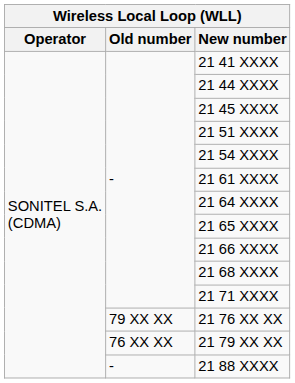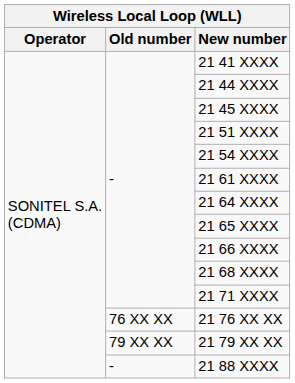(141, 319) 79 XX XX -> (141, 319) 76 XX XX
(141, 343) 76 XX XX -> (141, 343) 79 XX XX
